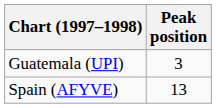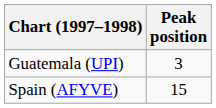(179, 90) 13 -> (179, 90) 15
